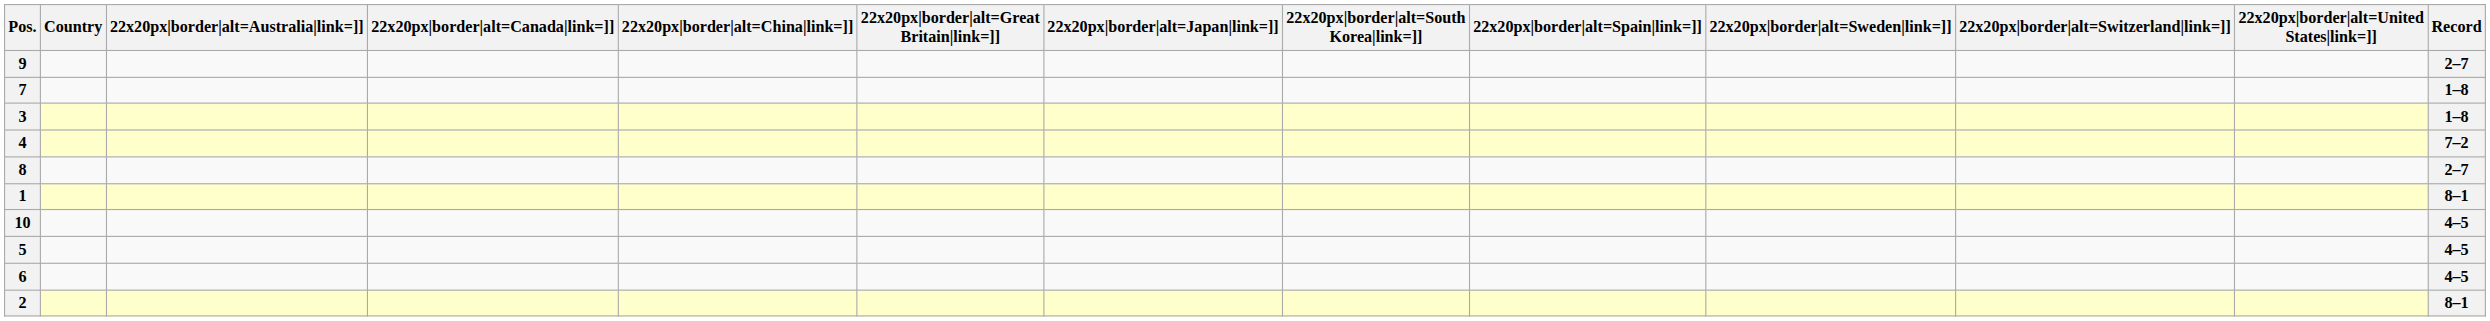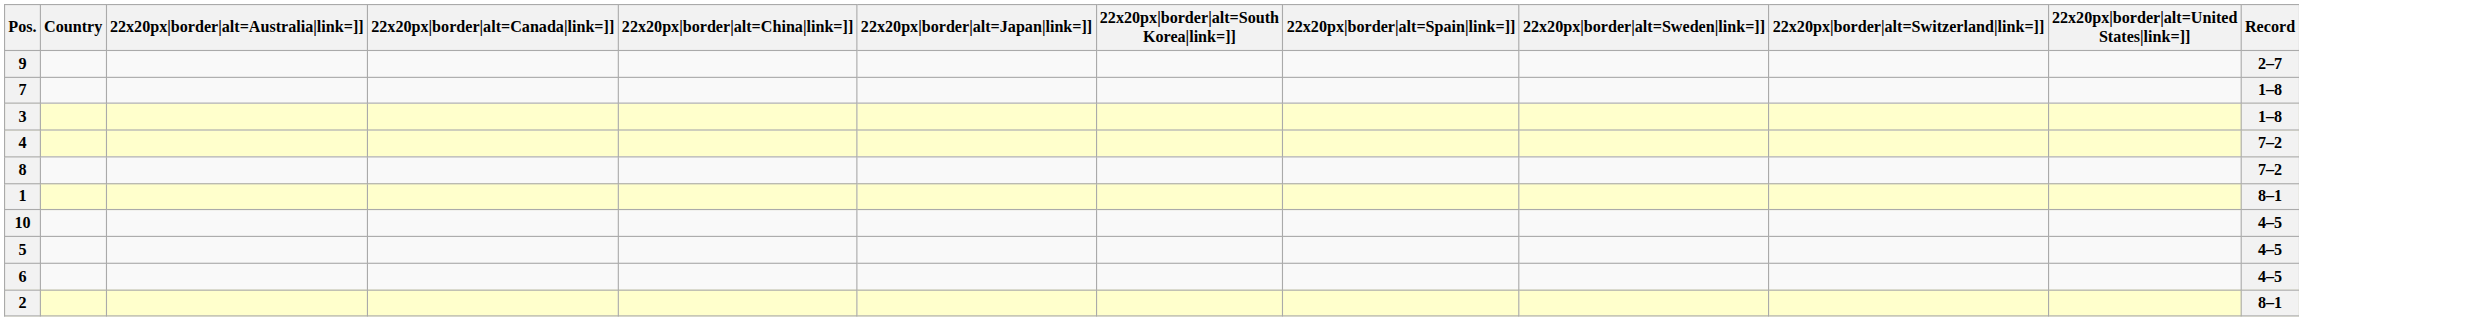- column: (950, 27)
(2457, 170) 2–7 -> (2270, 170) 7–2
